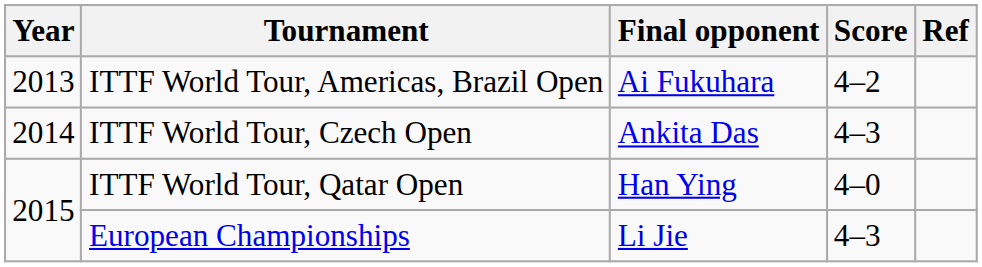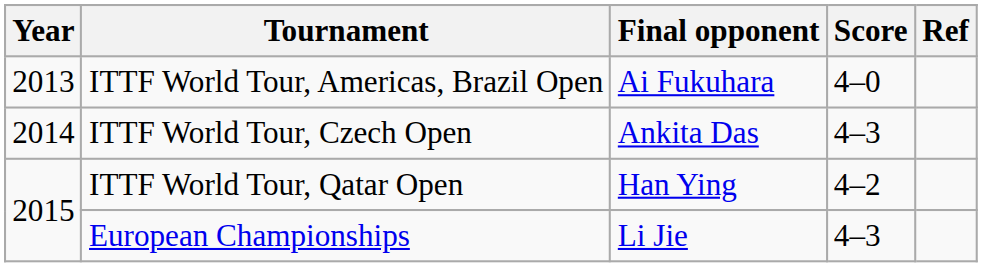(857, 81) 4–2 -> (857, 81) 4–0
(857, 184) 4–0 -> (857, 184) 4–2
